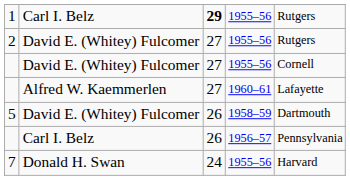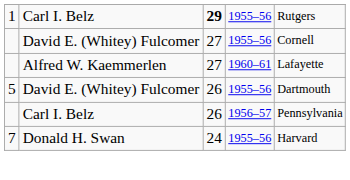- row: (12, 41)
(250, 114) 1958–59 -> (250, 89) 1955–56
